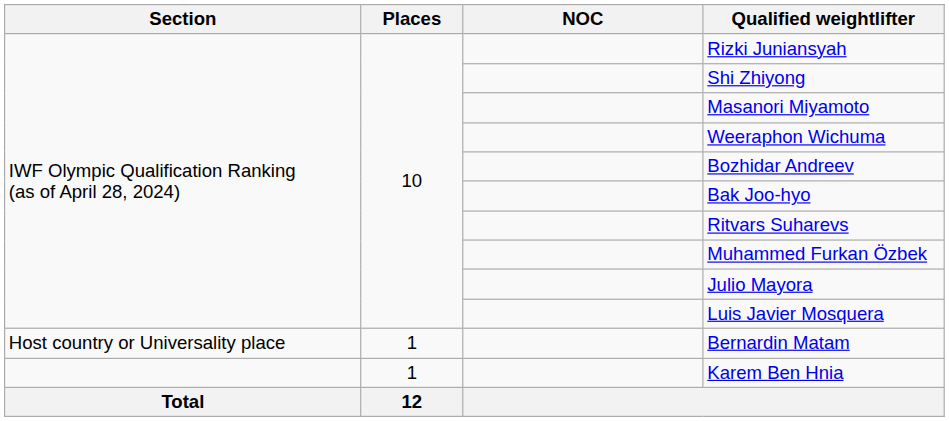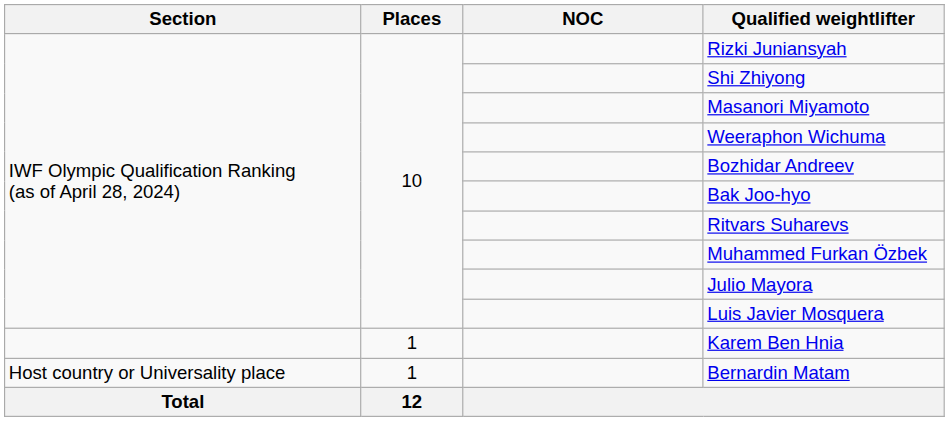rows swapped: (775, 372) <-> (778, 343)
